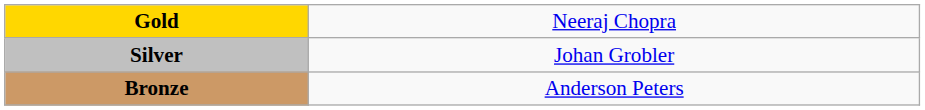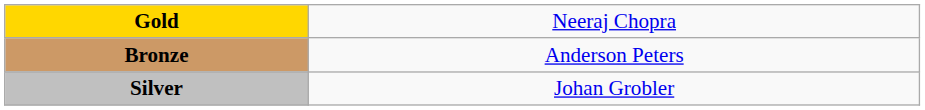rows swapped: (157, 54) <-> (157, 88)
